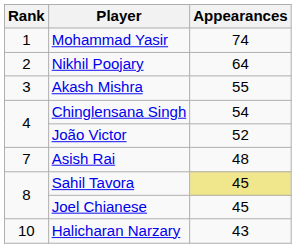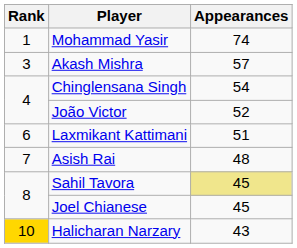- row: (98, 64)
(240, 87) 55 -> (241, 64) 57
+ row: (119, 135)
(26, 231) no background -> (26, 231) gold background
